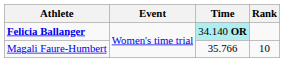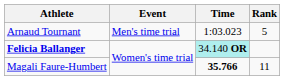+ row: (44, 31)
(223, 49) normal -> (223, 67) bold
(264, 49) 10 -> (264, 67) 11
